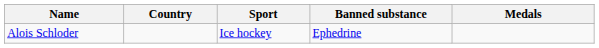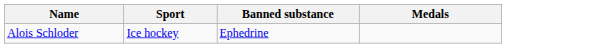- column: (170, 13)
